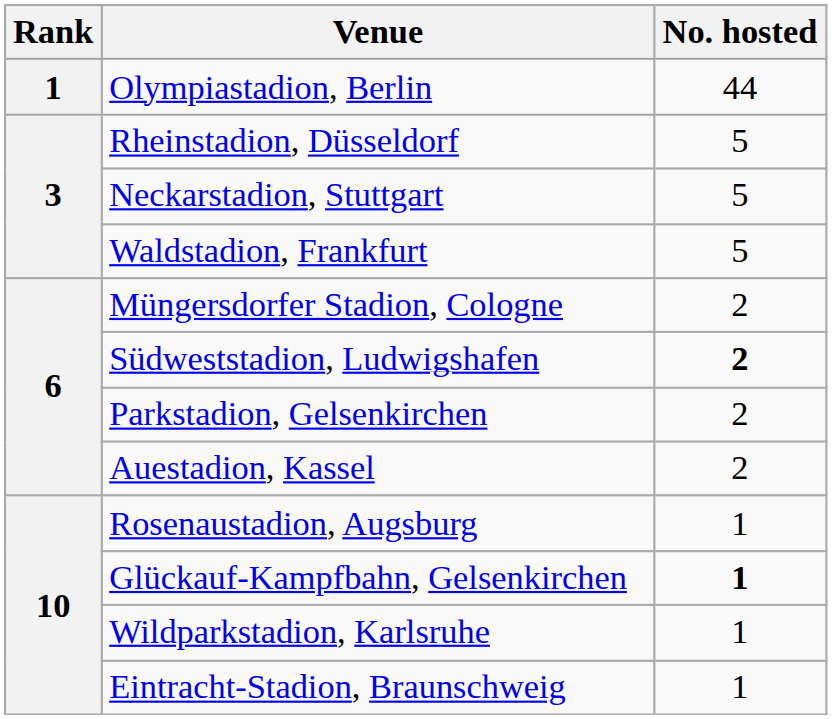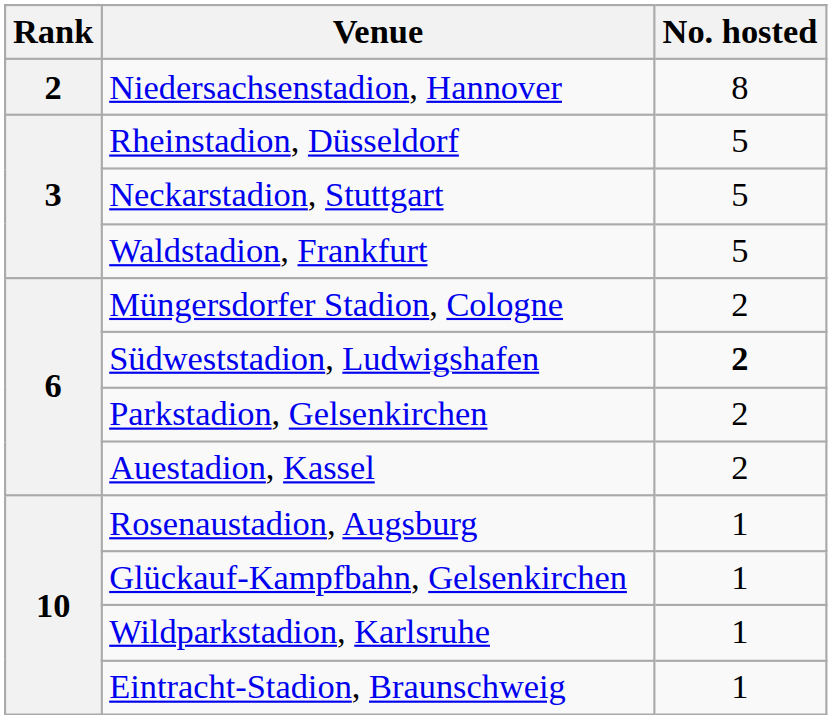- row: (271, 86)
+ row: (336, 86)
(740, 577) bold -> (740, 577) normal
